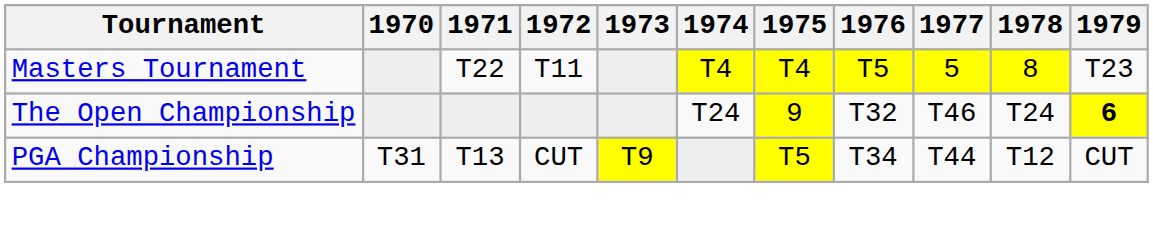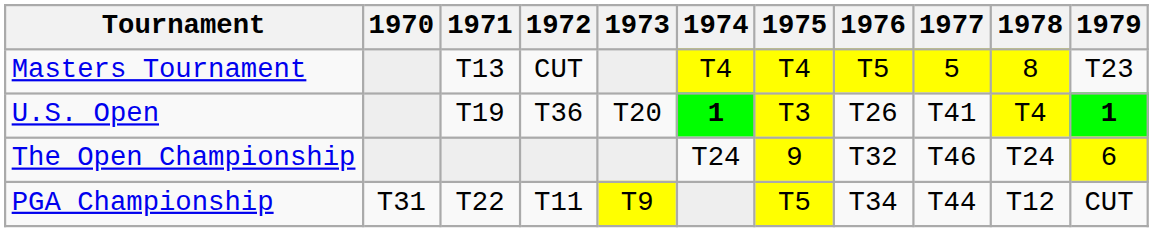(480, 72) T22 -> (480, 72) T13
(559, 72) T11 -> (559, 72) CUT
+ row: (85, 116)
(1109, 116) bold -> (1109, 160) normal
(480, 160) T13 -> (480, 204) T22
(559, 160) CUT -> (559, 204) T11
